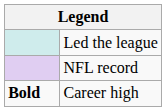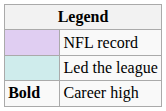rows swapped: (101, 67) <-> (111, 42)
